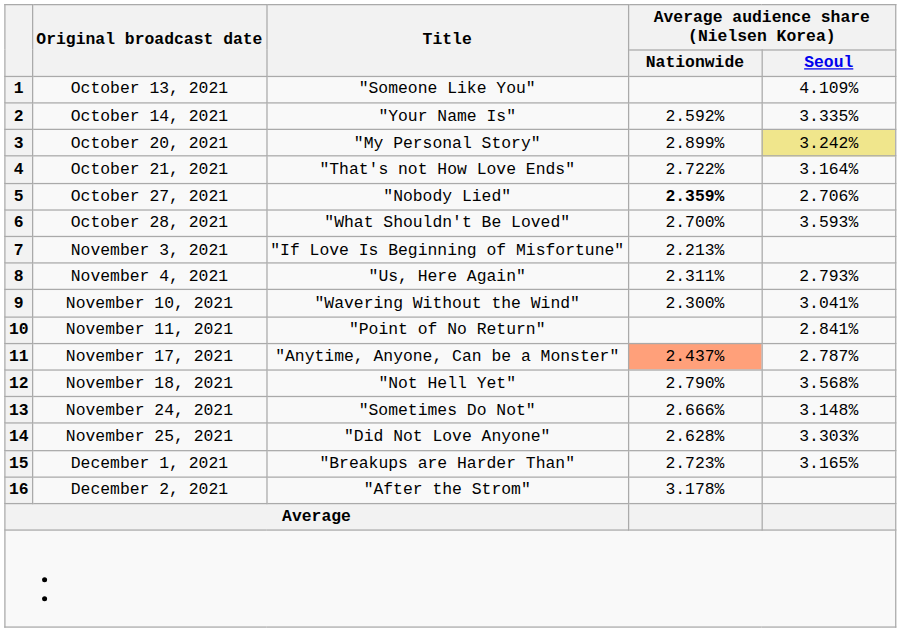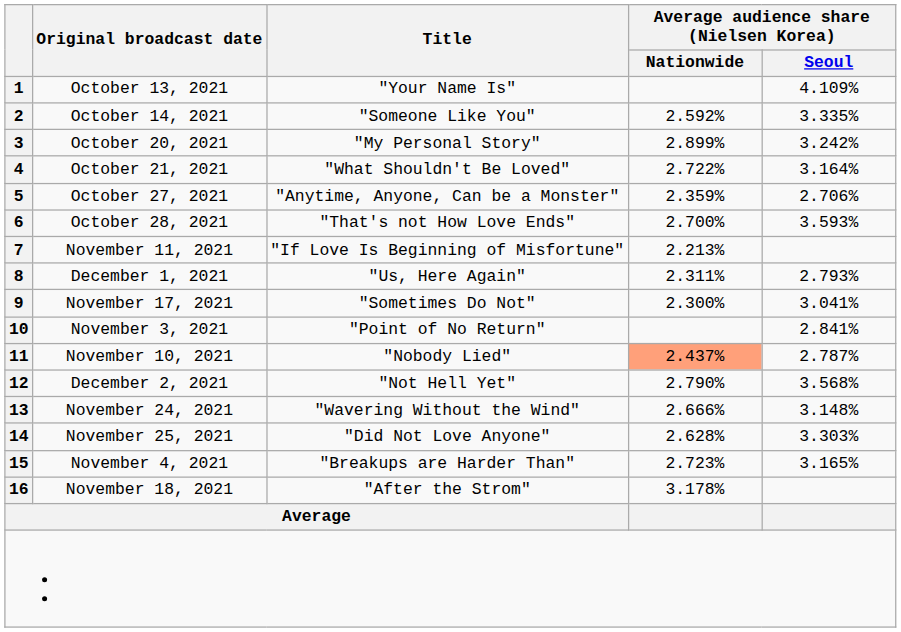(447, 90) "Someone Like You" -> (447, 90) "Your Name Is"
(447, 116) "Your Name Is" -> (447, 116) "Someone Like You"
(829, 143) khaki background -> (829, 143) no background
(447, 170) "That's not How Love Ends" -> (447, 170) "What Shouldn't Be Loved"
(447, 196) "Nobody Lied" -> (447, 196) "Anytime, Anyone, Can be a Monster"
(695, 196) bold -> (695, 196) normal
(447, 223) "What Shouldn't Be Loved" -> (447, 223) "That's not How Love Ends"
(149, 250) November 3, 2021 -> (149, 250) November 11, 2021
(149, 277) November 4, 2021 -> (149, 277) December 1, 2021
(149, 303) November 10, 2021 -> (149, 303) November 17, 2021
(447, 303) "Wavering Without the Wind" -> (447, 303) "Sometimes Do Not"
(149, 330) November 11, 2021 -> (149, 330) November 3, 2021
(149, 357) November 17, 2021 -> (149, 357) November 10, 2021
(447, 357) "Anytime, Anyone, Can be a Monster" -> (447, 357) "Nobody Lied"
(149, 383) November 18, 2021 -> (149, 383) December 2, 2021
(447, 410) "Sometimes Do Not" -> (447, 410) "Wavering Without the Wind"
(149, 463) December 1, 2021 -> (149, 463) November 4, 2021
(149, 490) December 2, 2021 -> (149, 490) November 18, 2021
